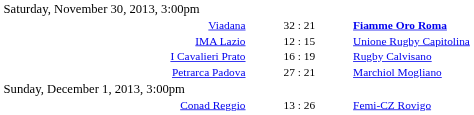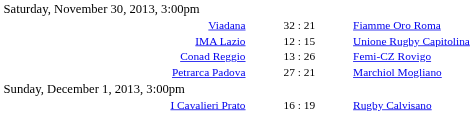(400, 25) bold -> (397, 25) normal
rows swapped: (208, 56) <-> (213, 105)
